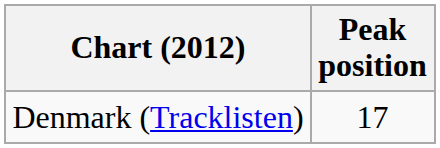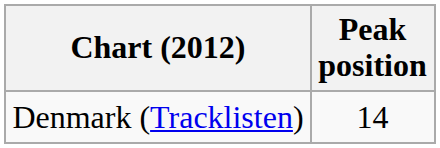(373, 116) 17 -> (373, 116) 14
